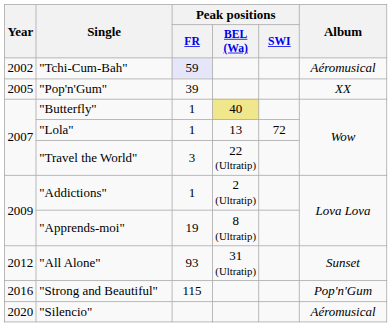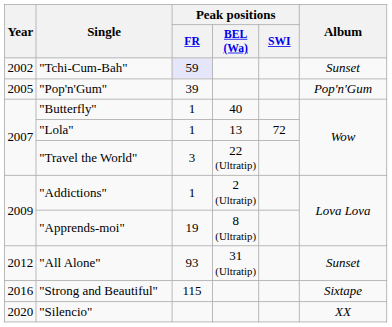(343, 68) Aéromusical -> (343, 68) Sunset
(343, 88) XX -> (343, 88) Pop'n'Gum
(236, 109) khaki background -> (236, 109) no background
(343, 291) Pop'n'Gum -> (343, 291) Sixtape
(343, 311) Aéromusical -> (343, 311) XX
